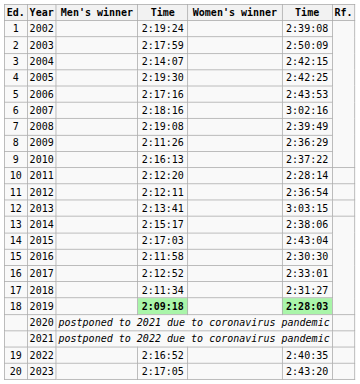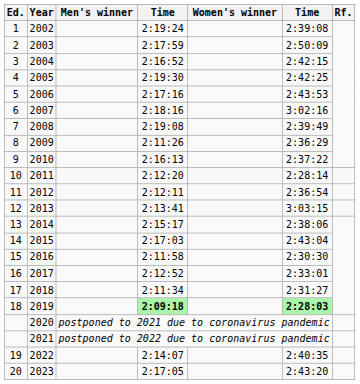(163, 61) 2:14:07 -> (163, 61) 2:16:52
(163, 355) 2:16:52 -> (163, 355) 2:14:07
